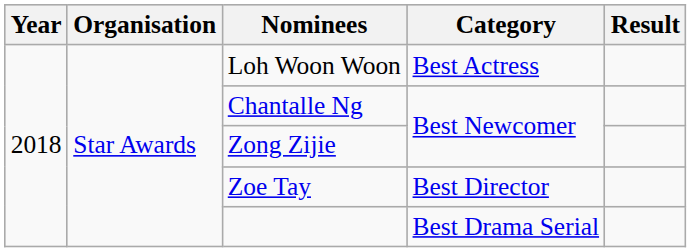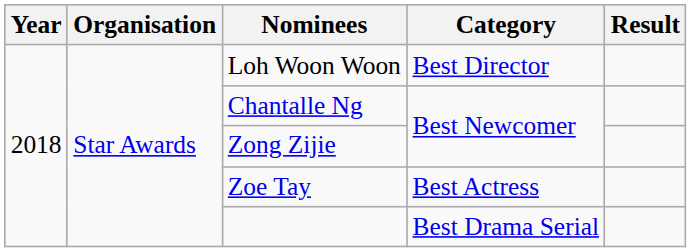(476, 65) Best Actress -> (481, 65) Best Director
(481, 186) Best Director -> (476, 186) Best Actress
